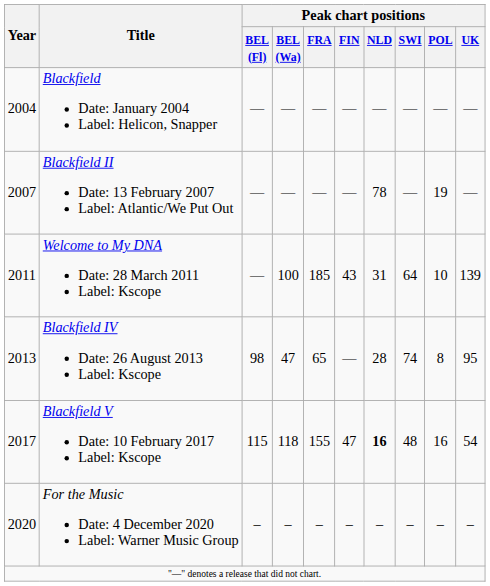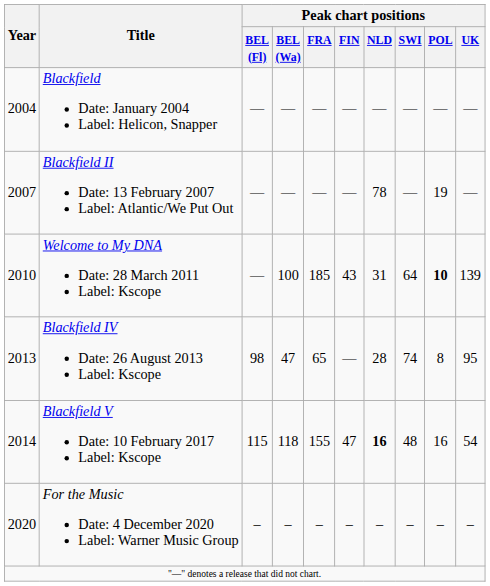(22, 275) 2011 -> (22, 275) 2010
(440, 275) normal -> (440, 275) bold
(22, 441) 2017 -> (22, 441) 2014
